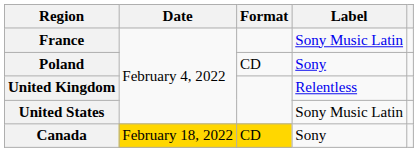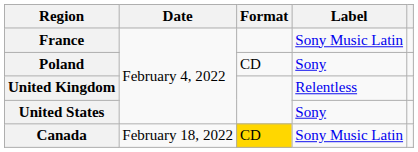(349, 111) Sony Music Latin -> (311, 111) Sony
(178, 135) gold background -> (178, 135) no background
(311, 135) Sony -> (349, 135) Sony Music Latin
